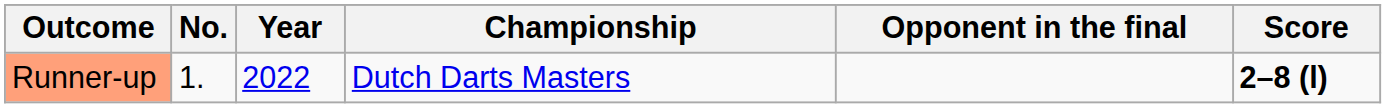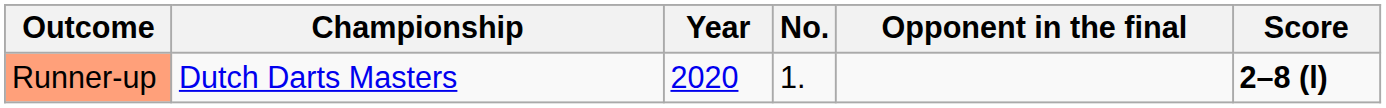columns swapped: (204, 28) <-> (591, 28)
(276, 77) 2022 -> (704, 77) 2020
